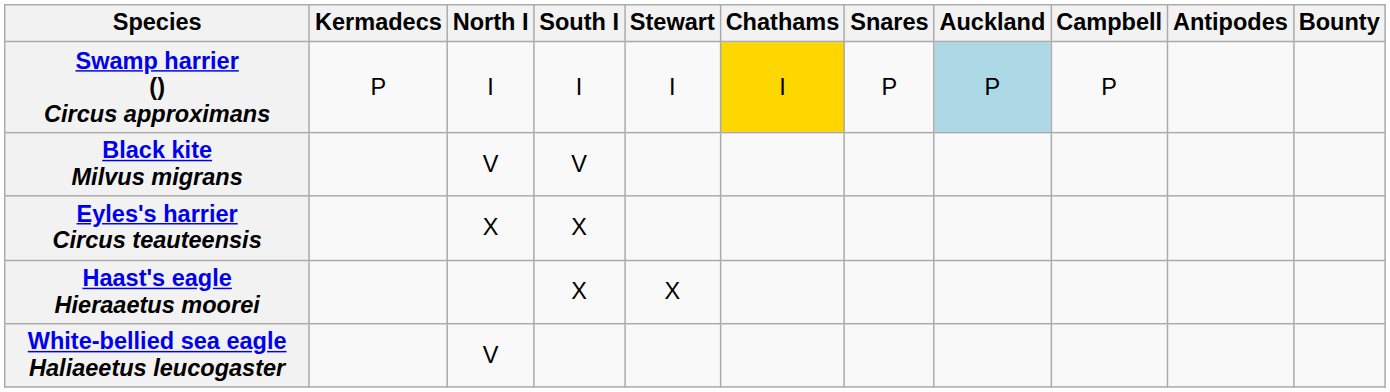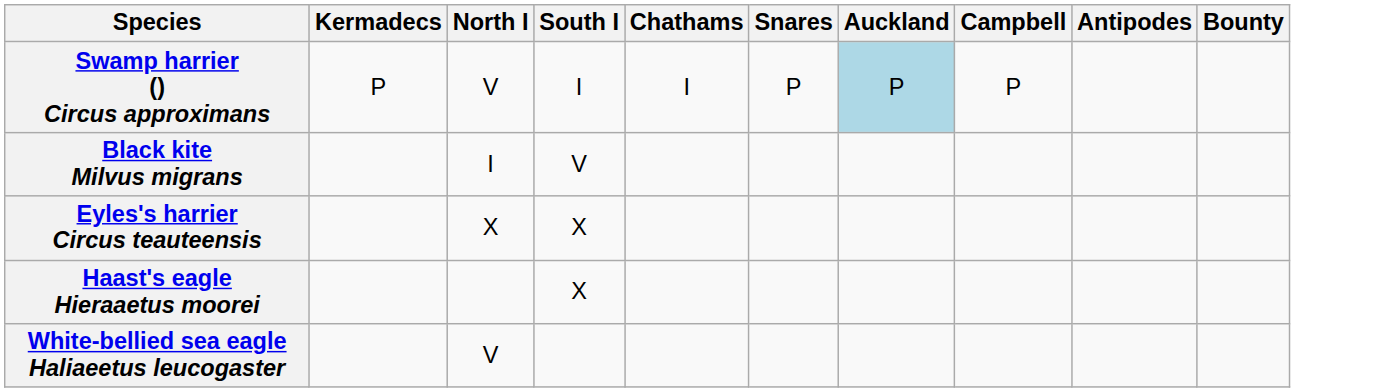- column: (672, 23)
(491, 86) I -> (491, 86) V
(782, 86) gold background -> (687, 86) no background
(491, 163) V -> (491, 163) I
